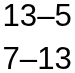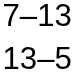rows swapped: (37, 15) <-> (37, 58)
